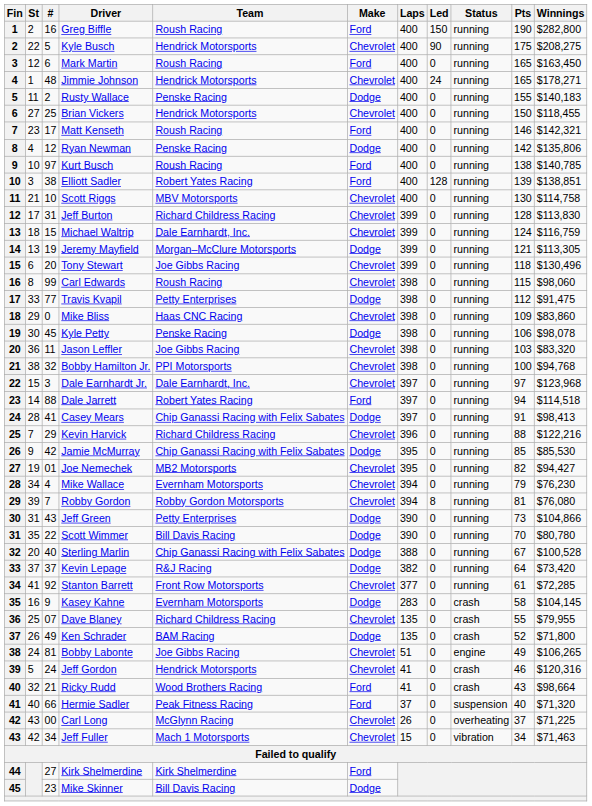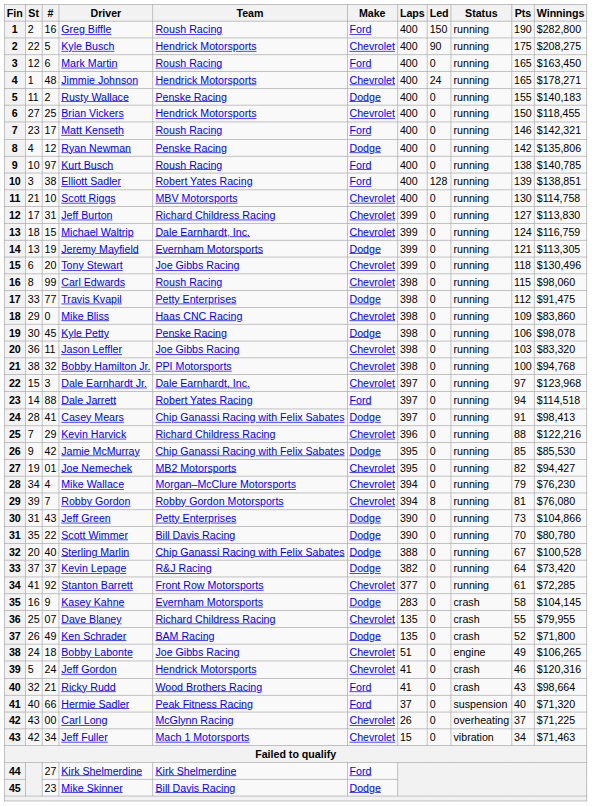(523, 215) 128 -> (523, 215) 127
(226, 249) Morgan–McClure Motorsports -> (209, 249) Evernham Motorsports
(209, 485) Evernham Motorsports -> (226, 485) Morgan–McClure Motorsports
(50, 653) 81 -> (50, 653) 18
